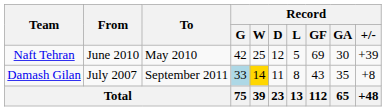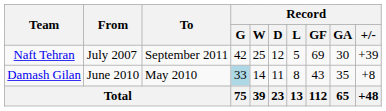(113, 55) June 2010 -> (112, 55) July 2007
(171, 55) May 2010 -> (187, 55) September 2011
(112, 75) July 2007 -> (113, 75) June 2010
(187, 75) September 2011 -> (171, 75) May 2010
(259, 75) gold background -> (259, 75) no background
